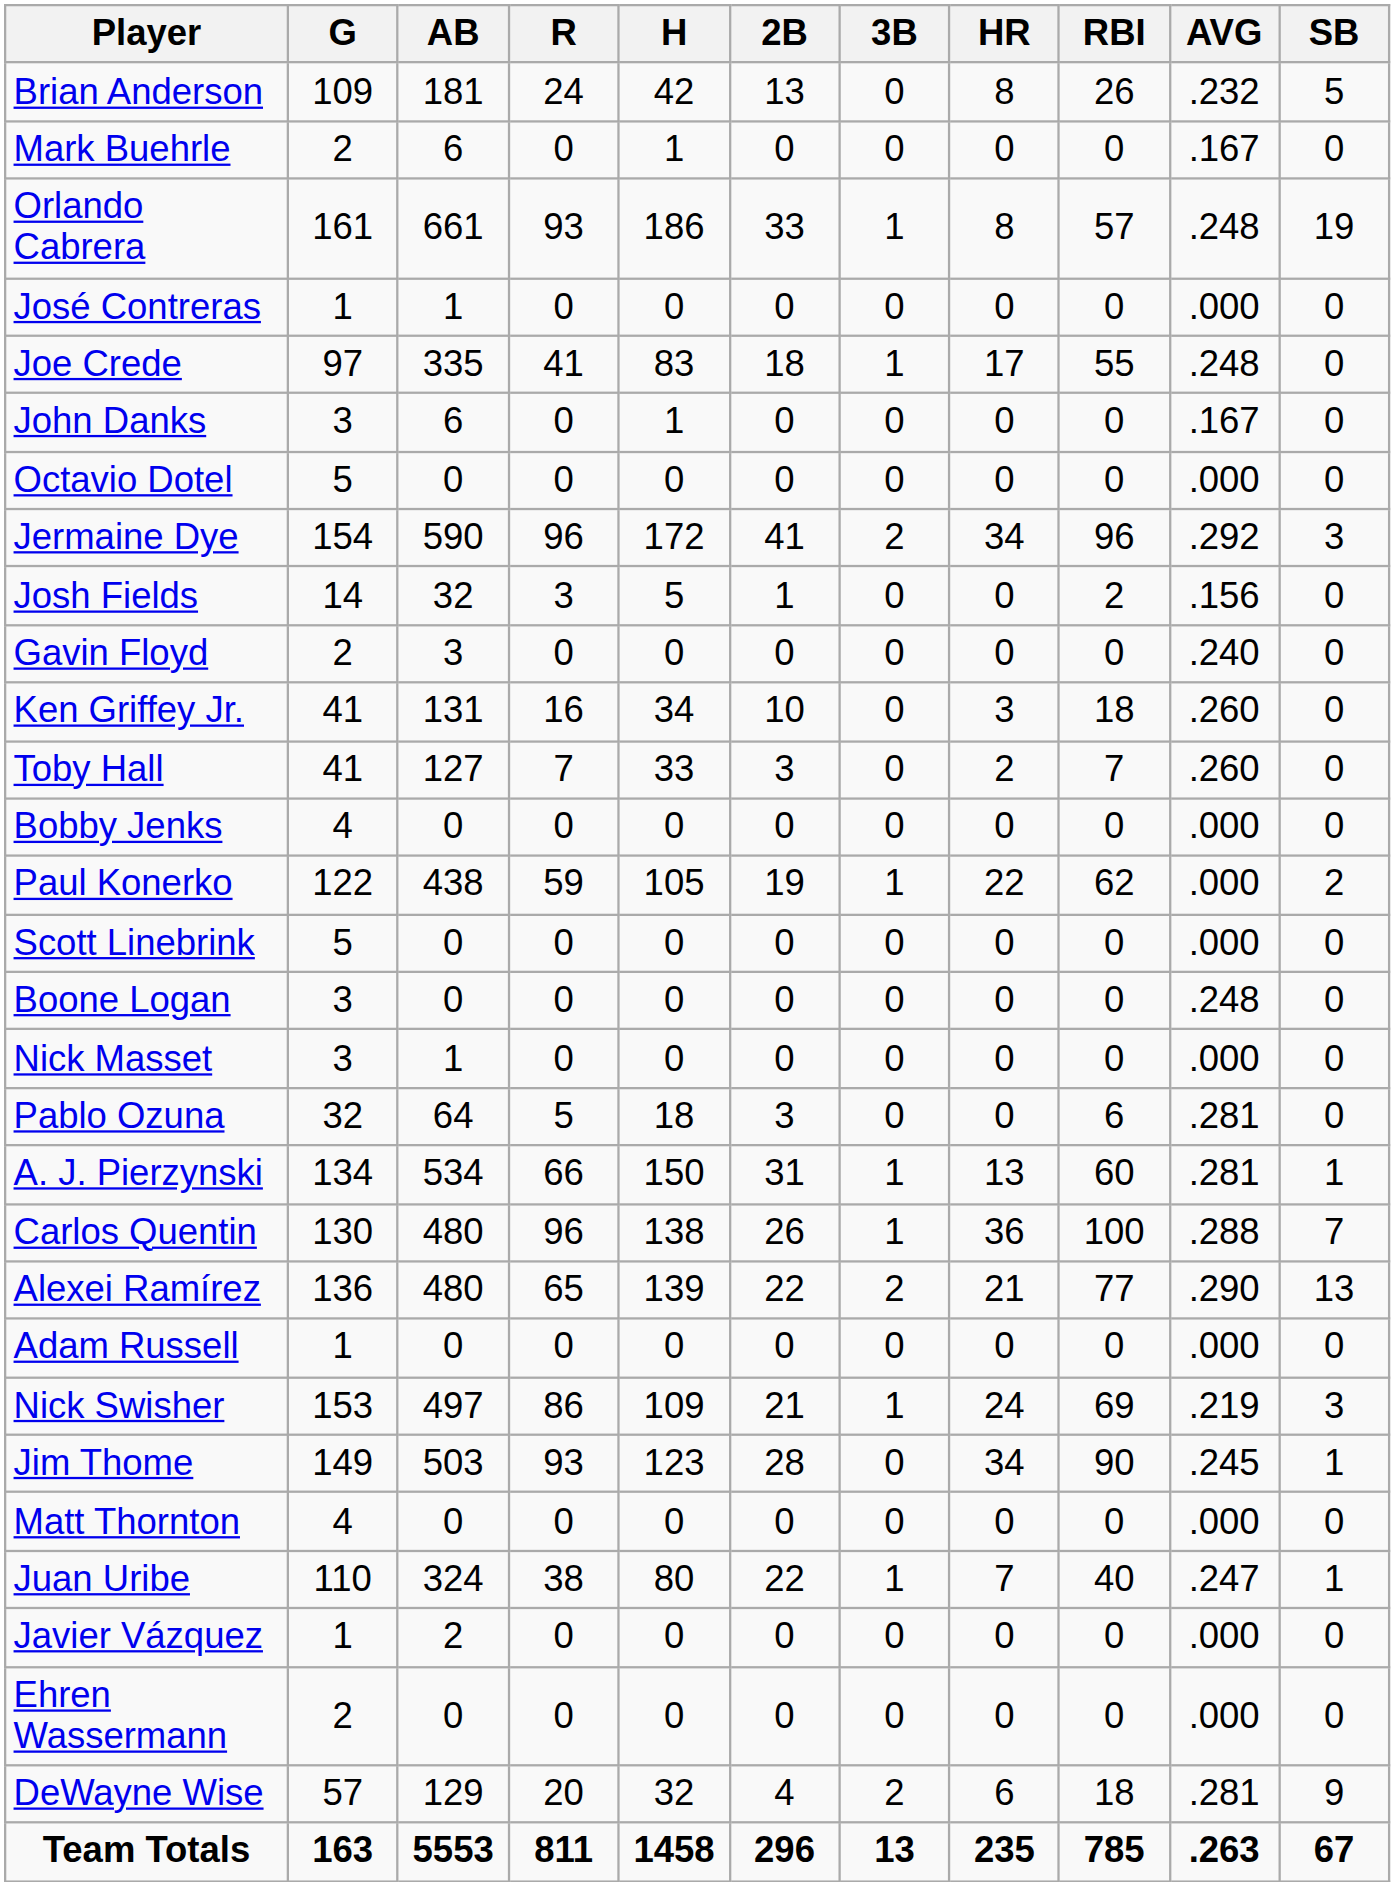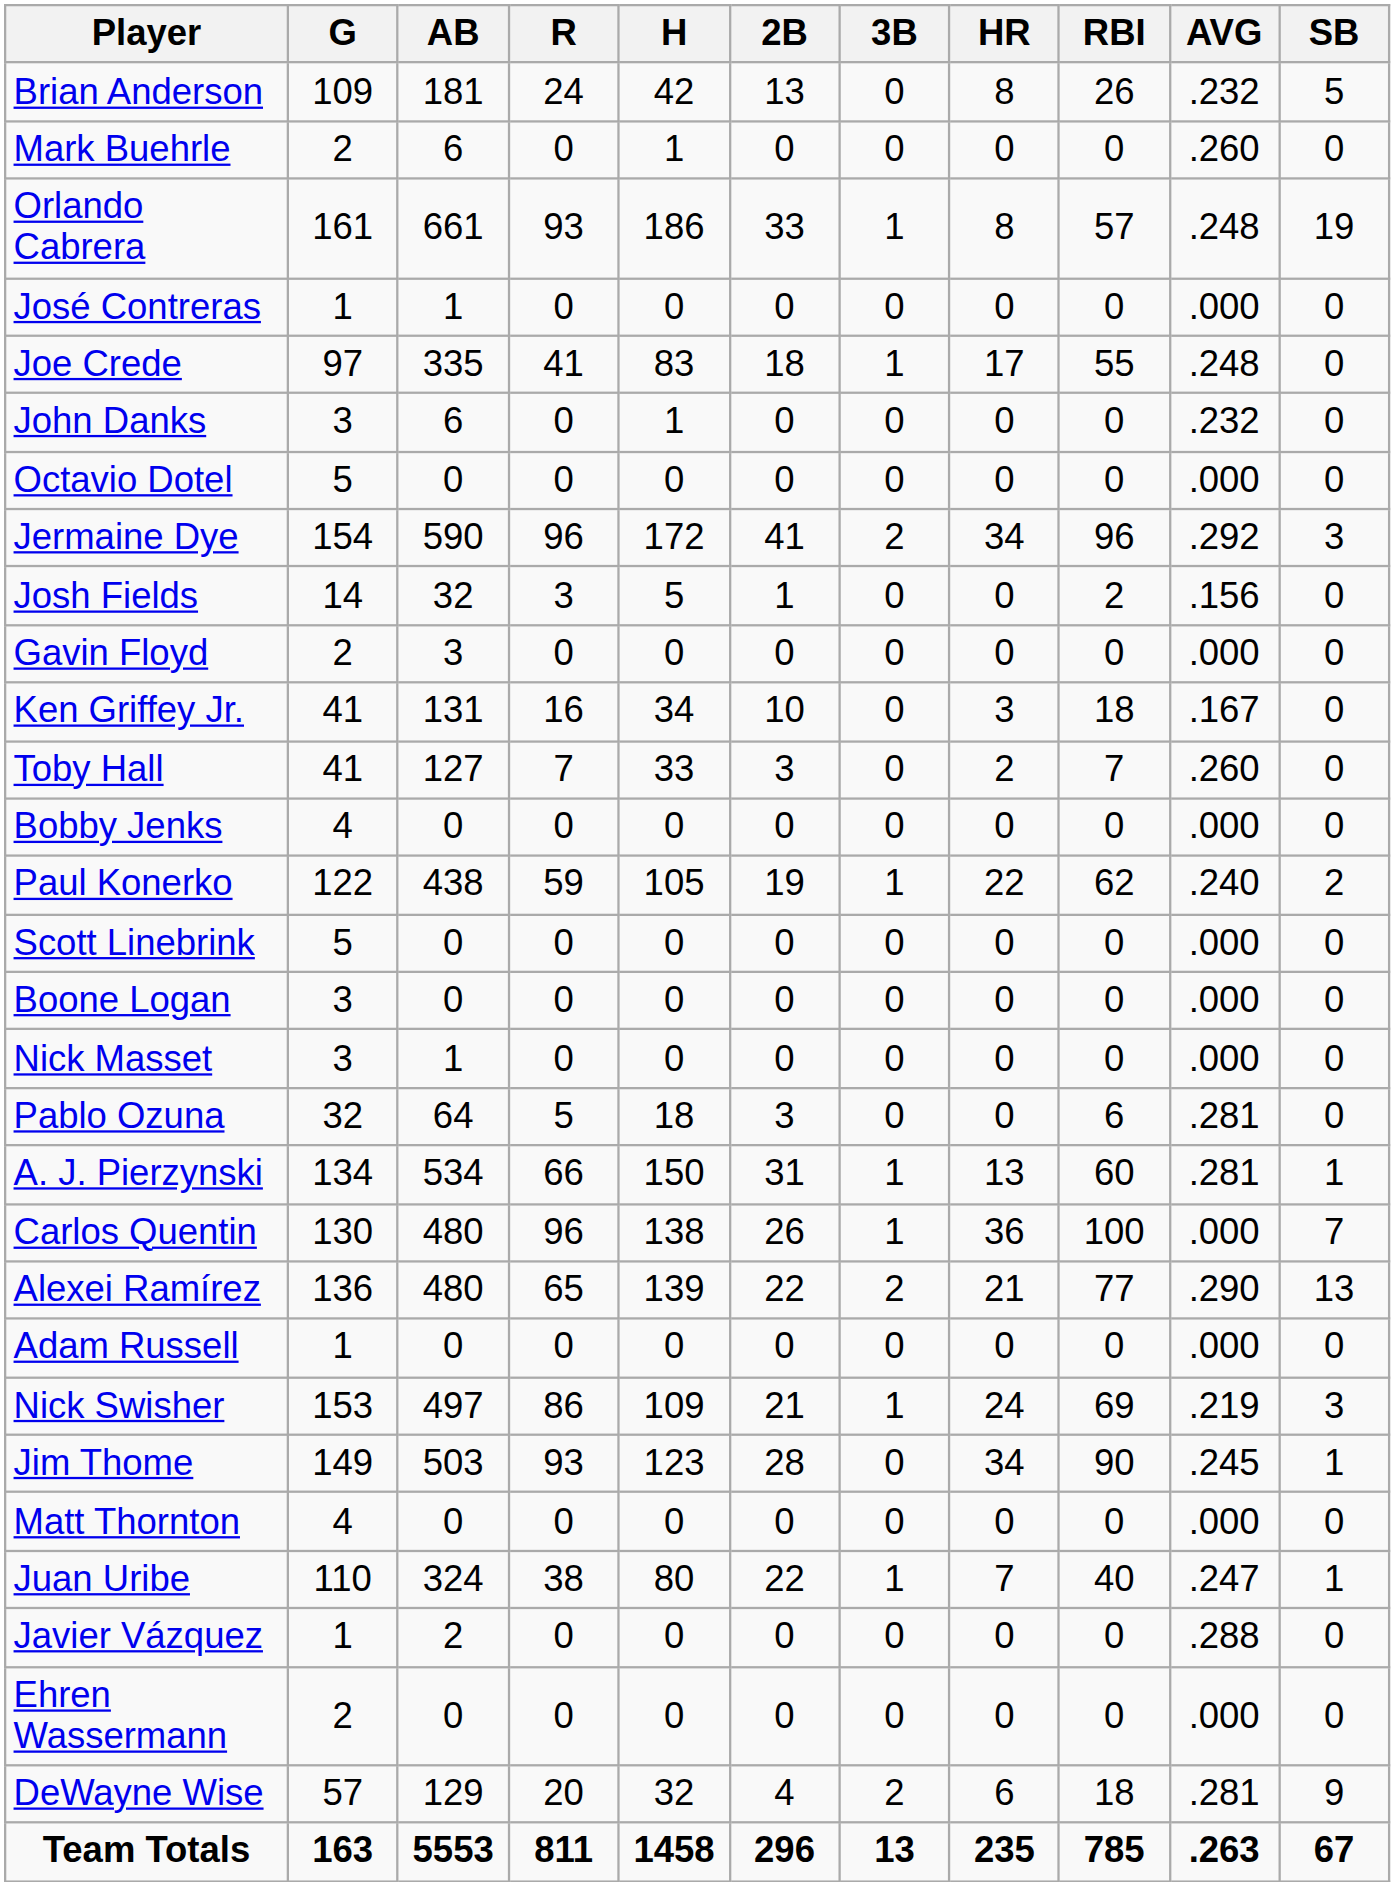(1224, 149) .167 -> (1224, 149) .260
(1224, 421) .167 -> (1224, 421) .232
(1224, 653) .240 -> (1224, 653) .000
(1224, 710) .260 -> (1224, 710) .167
(1224, 884) .000 -> (1224, 884) .240
(1224, 1000) .248 -> (1224, 1000) .000
(1224, 1231) .288 -> (1224, 1231) .000
(1224, 1636) .000 -> (1224, 1636) .288
